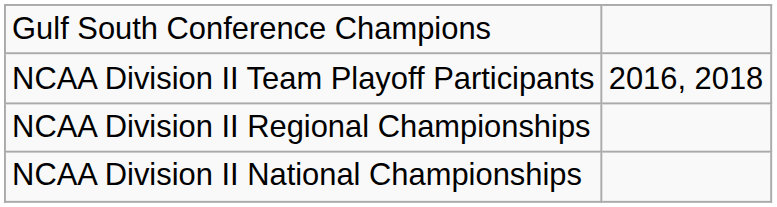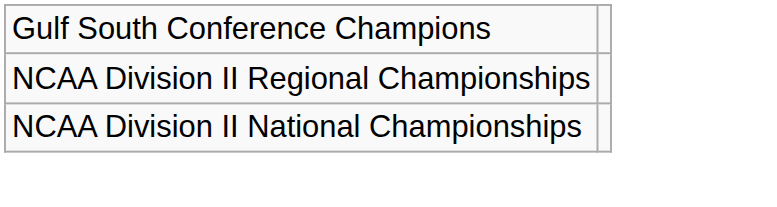- row: (303, 77)
